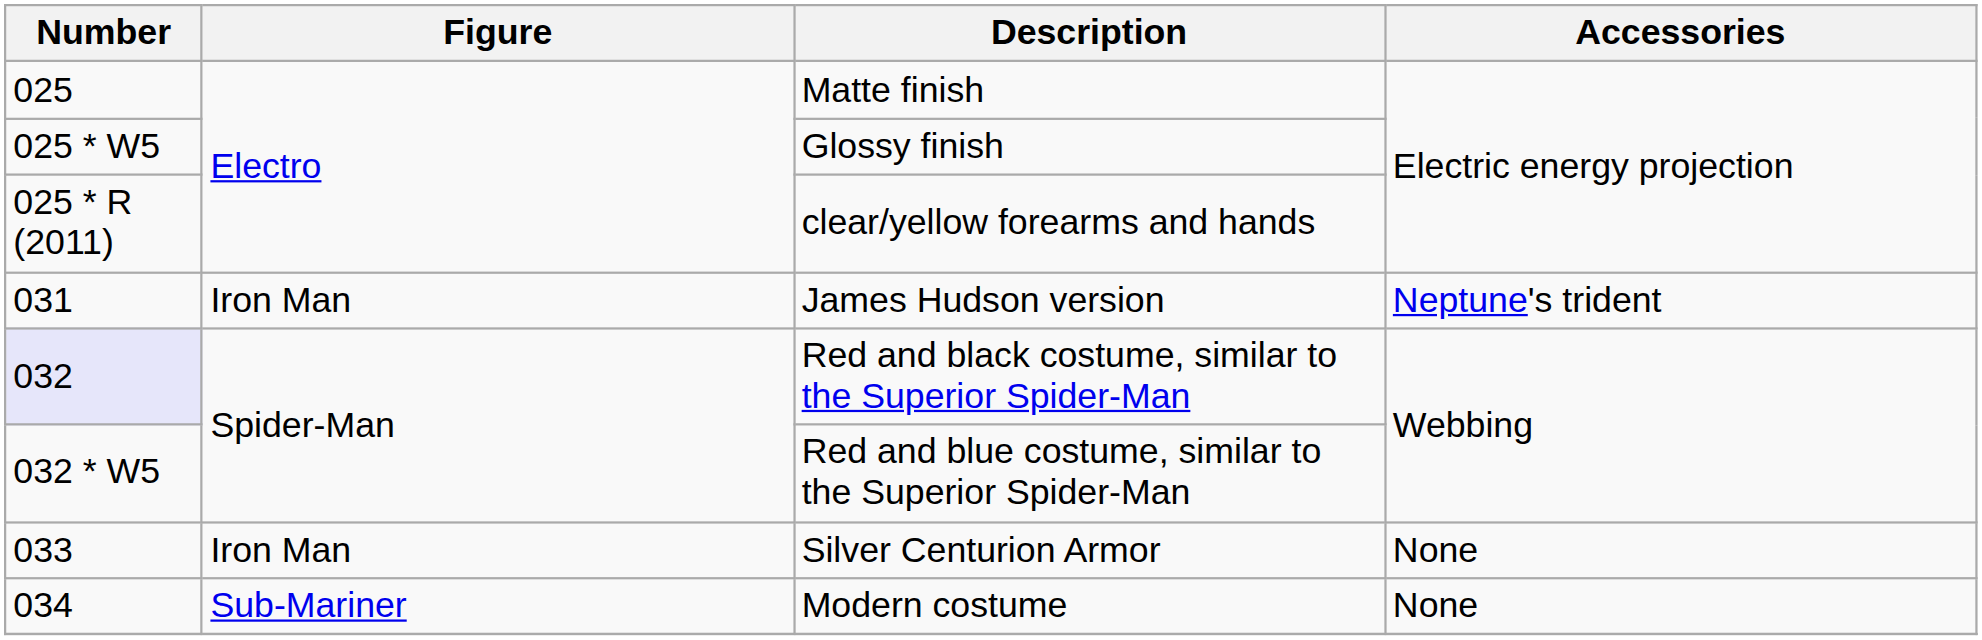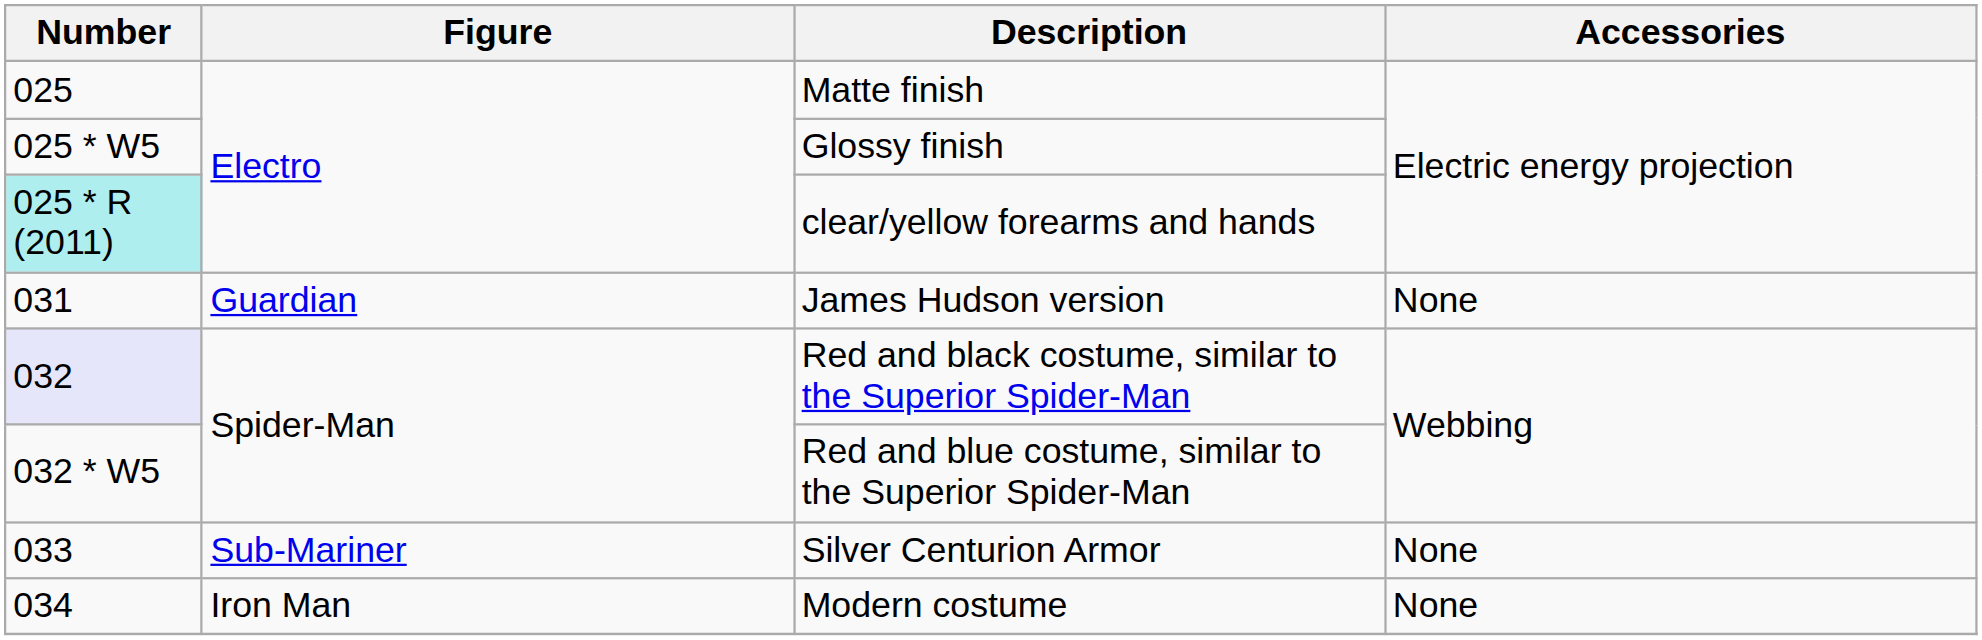(73, 222) no background -> (73, 222) paleturquoise background
(281, 299) Iron Man -> (284, 299) Guardian
(1527, 299) Neptune's trident -> (1436, 299) None
(281, 549) Iron Man -> (309, 549) Sub-Mariner
(309, 605) Sub-Mariner -> (281, 605) Iron Man
